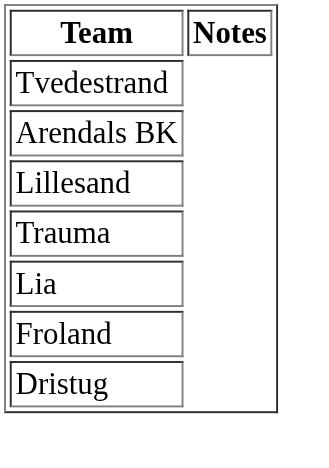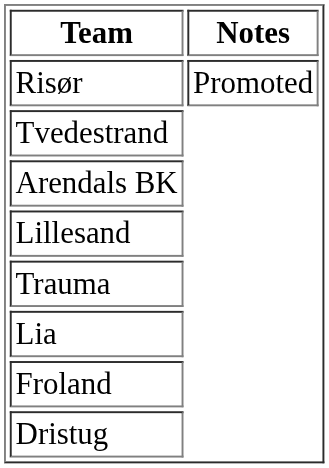+ row: (49, 82)
